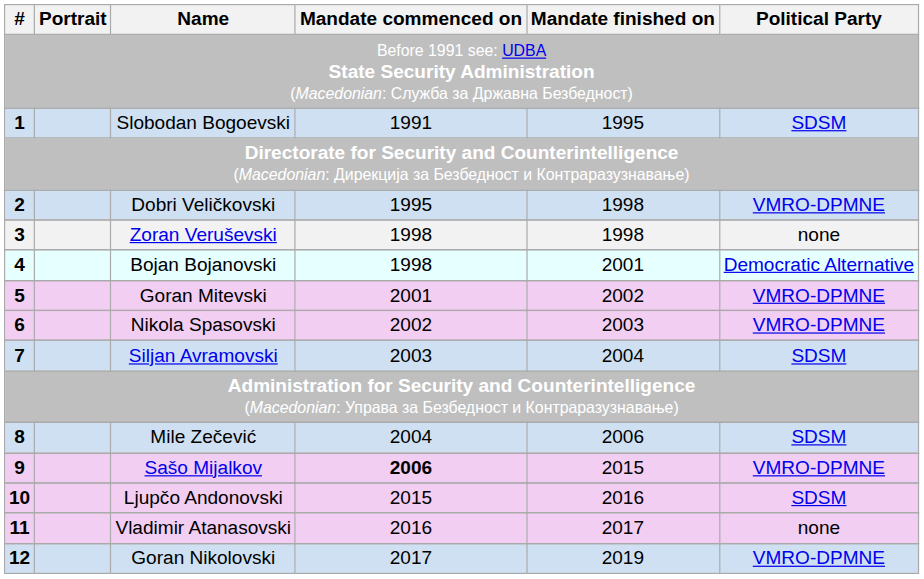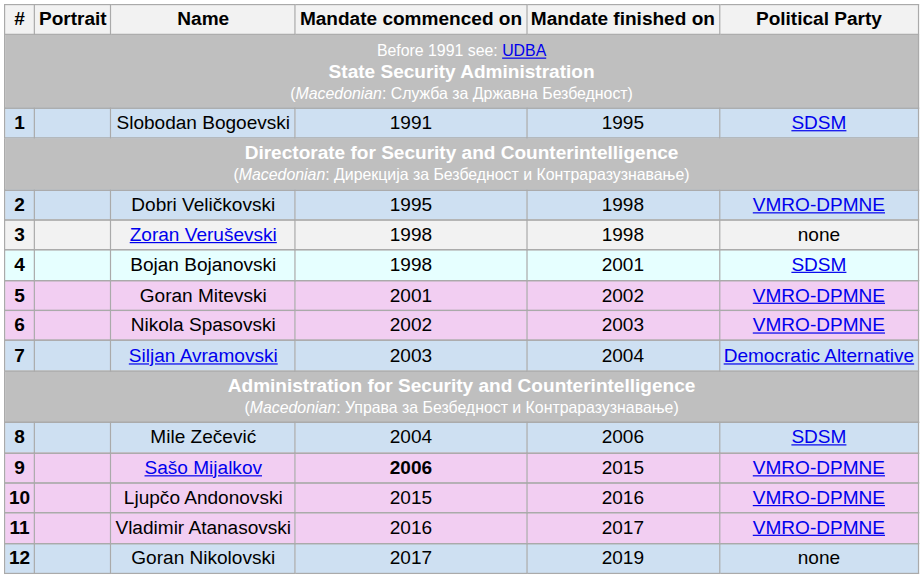(819, 265) Democratic Alternative -> (819, 265) SDSM
(819, 355) SDSM -> (819, 355) Democratic Alternative
(819, 497) SDSM -> (819, 497) VMRO-DPMNE
(819, 528) none -> (819, 528) VMRO-DPMNE
(819, 558) VMRO-DPMNE -> (819, 558) none
